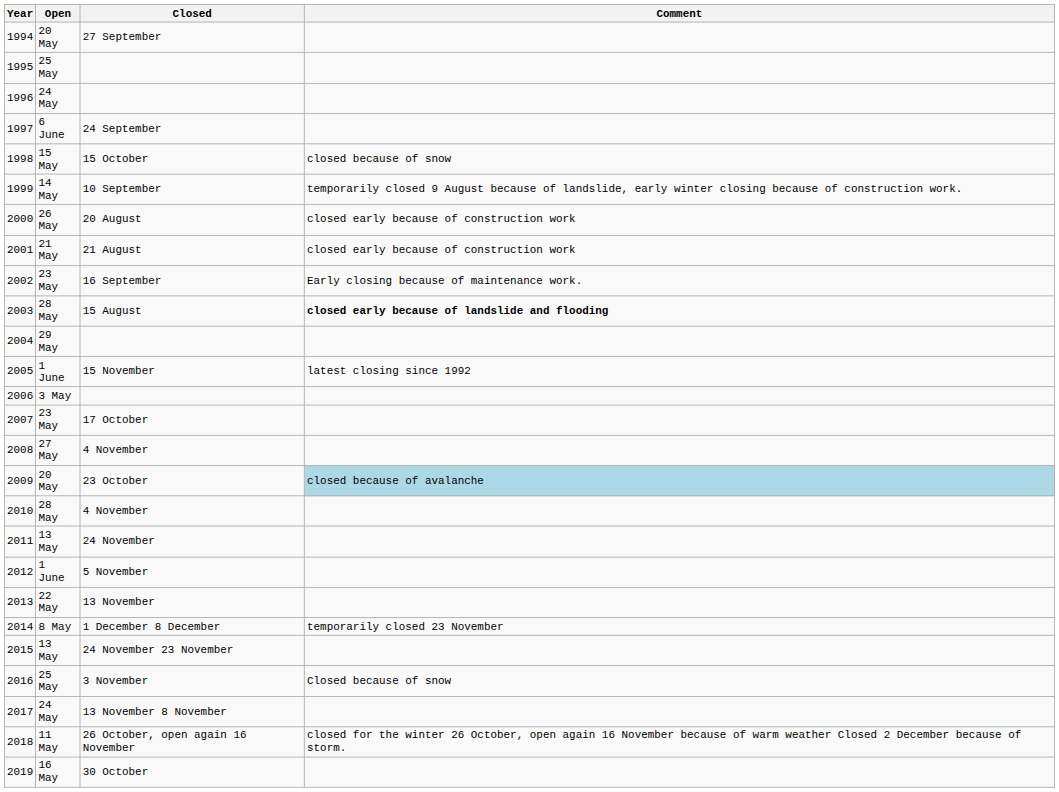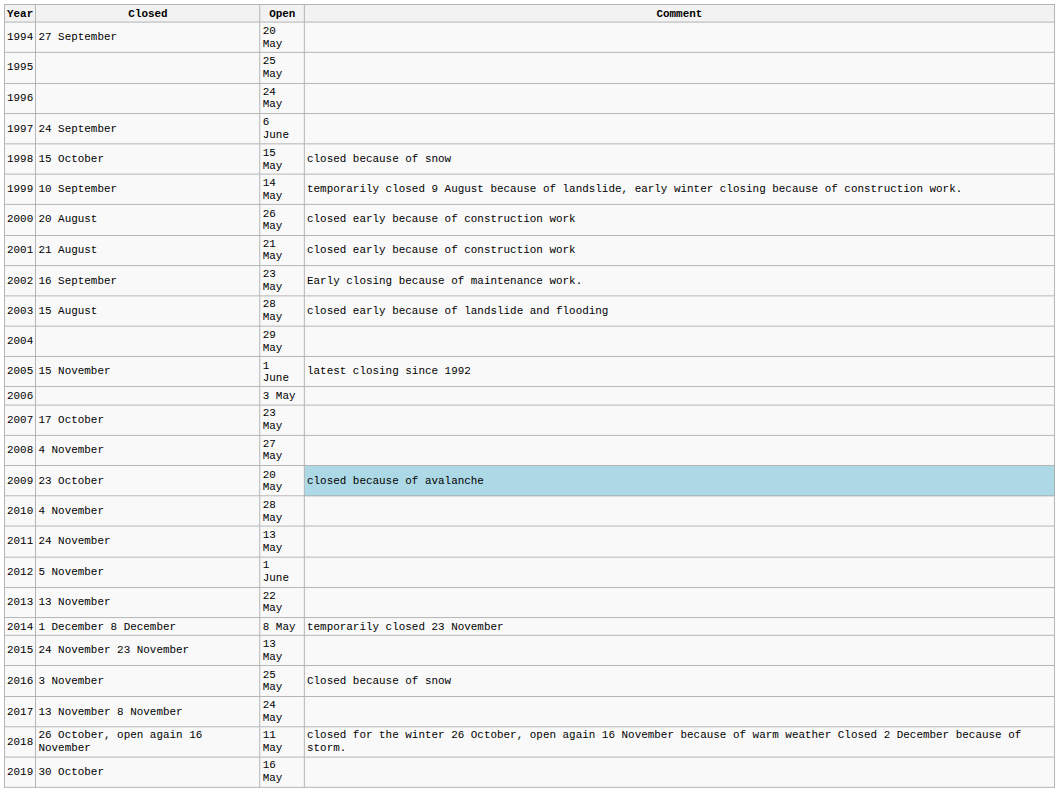columns swapped: (58, 13) <-> (192, 13)
(458, 311) bold -> (458, 311) normal
